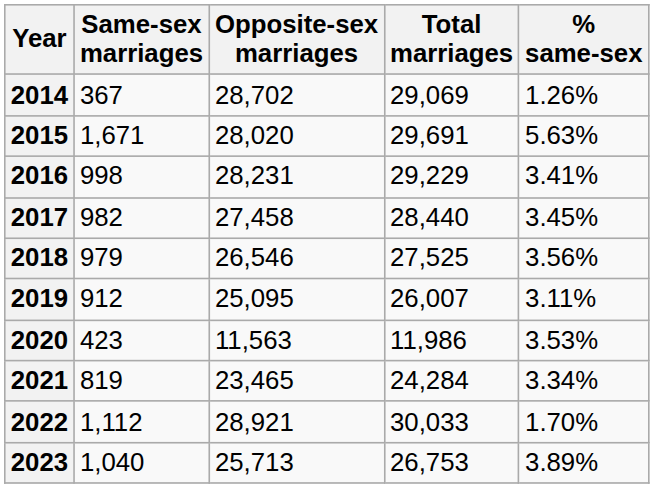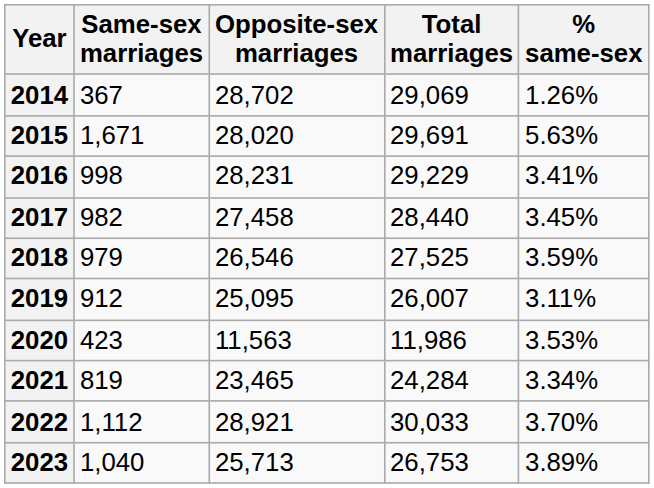(562, 258) 3.56% -> (562, 258) 3.59%
(562, 421) 1.70% -> (562, 421) 3.70%
